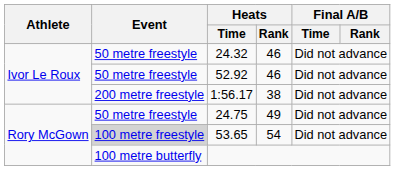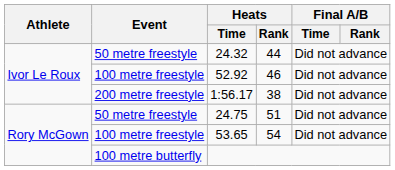(274, 54) 46 -> (274, 54) 44
(146, 75) 50 metre freestyle -> (149, 75) 100 metre freestyle
(274, 115) 49 -> (274, 115) 51
(149, 135) lightgrey background -> (149, 135) no background
